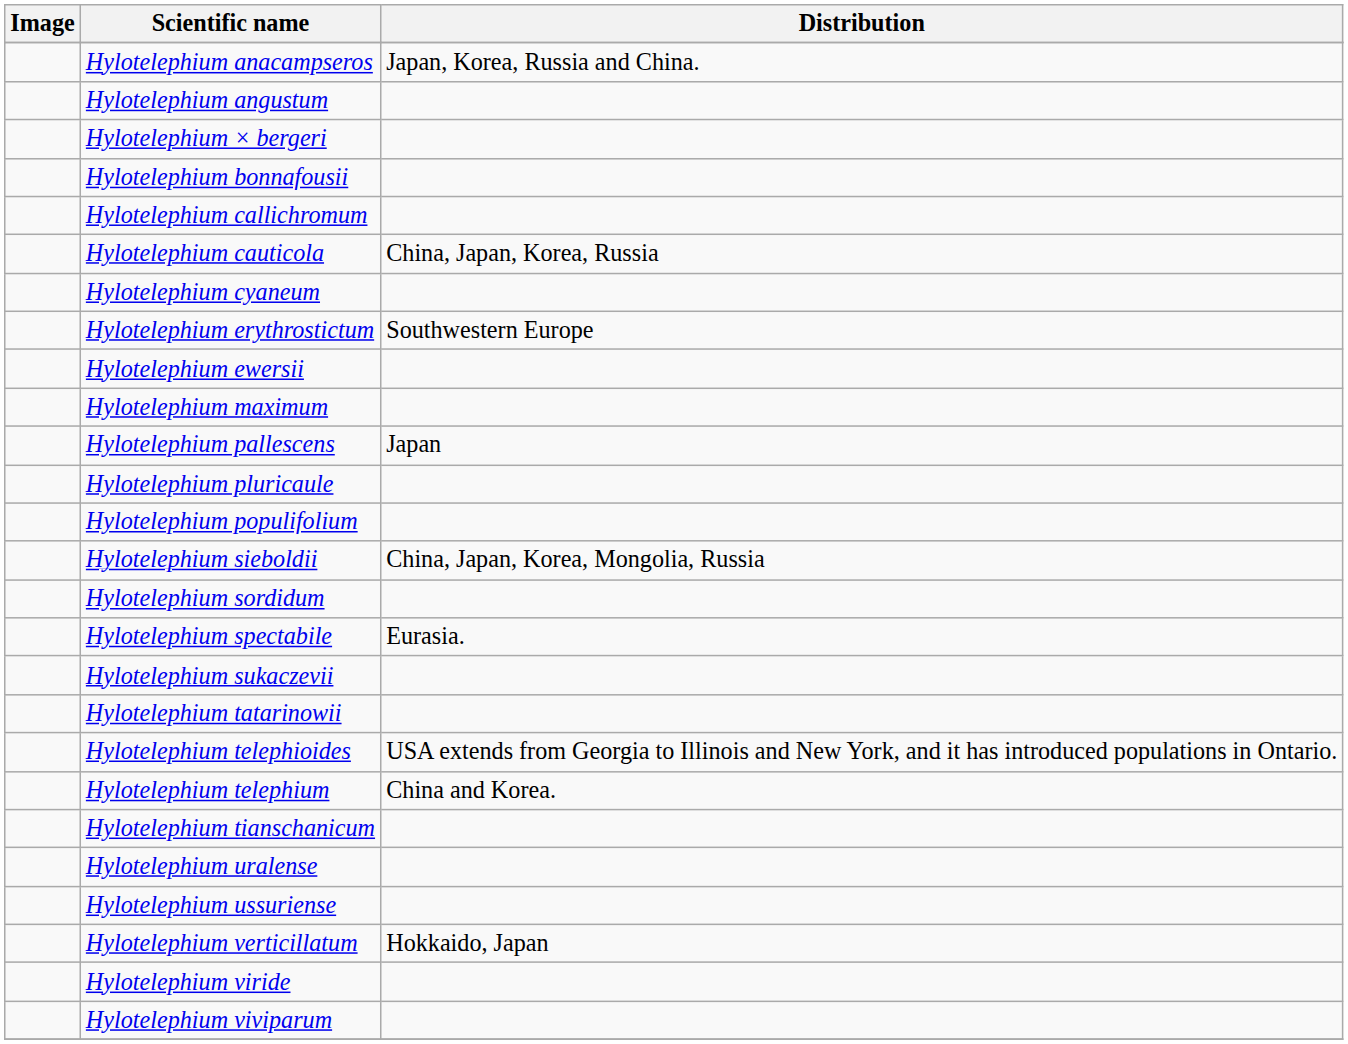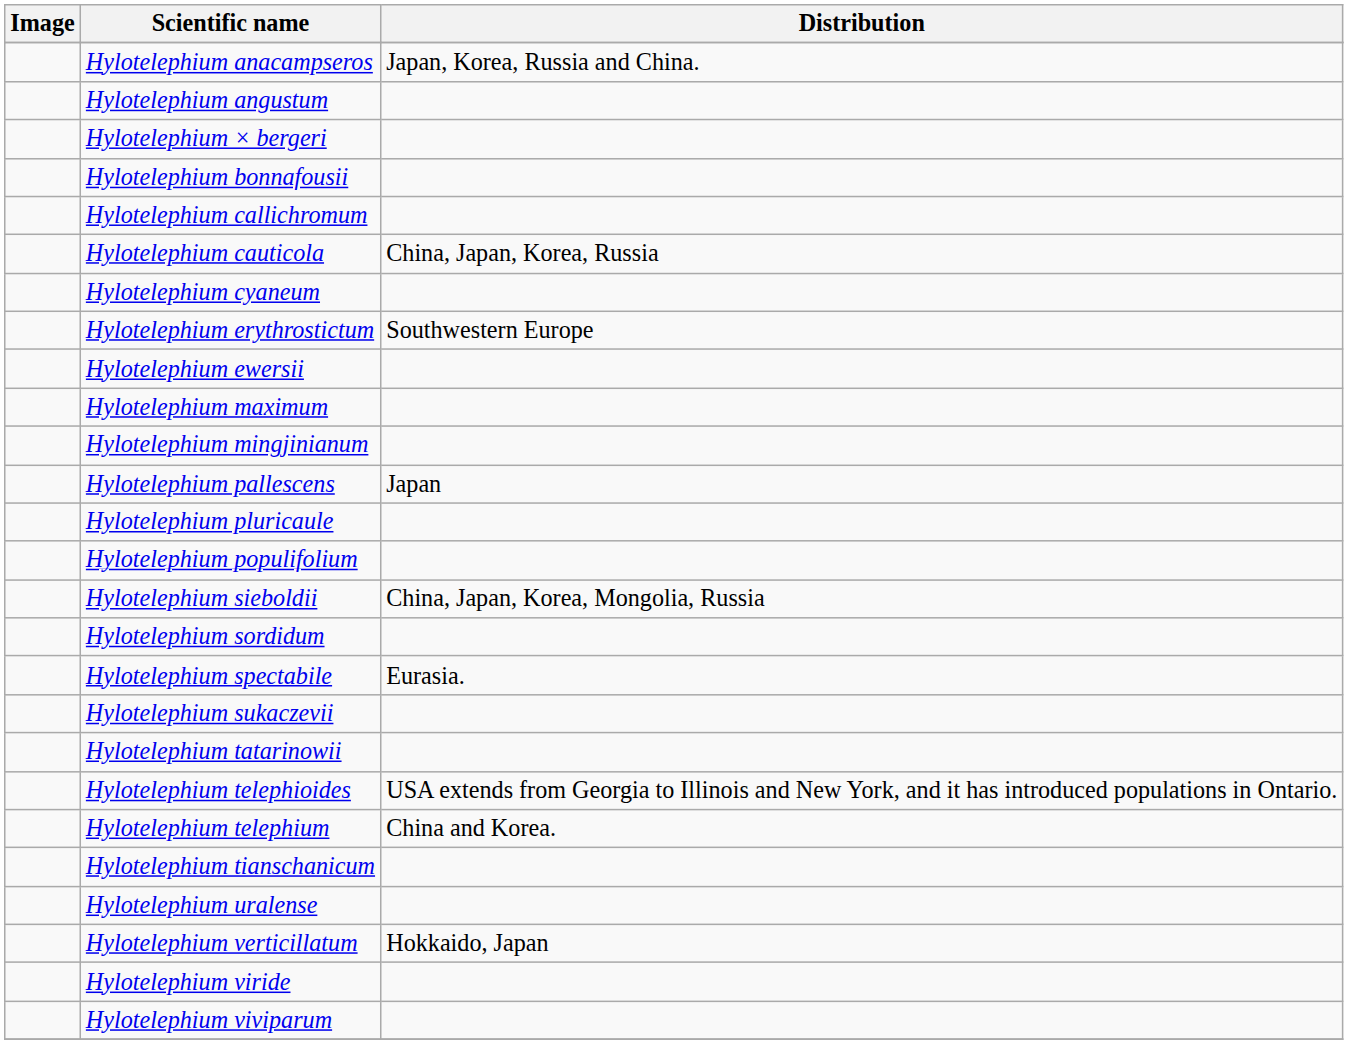+ row: (227, 445)
- row: (211, 904)
